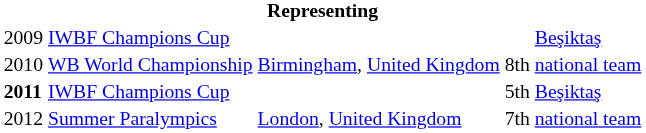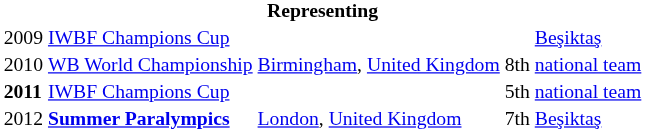(568, 91) Beşiktaş -> (588, 91) national team
(132, 118) normal -> (139, 118) bold
(588, 118) national team -> (568, 118) Beşiktaş
